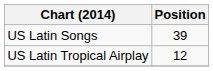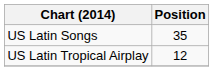(180, 35) 39 -> (180, 35) 35
